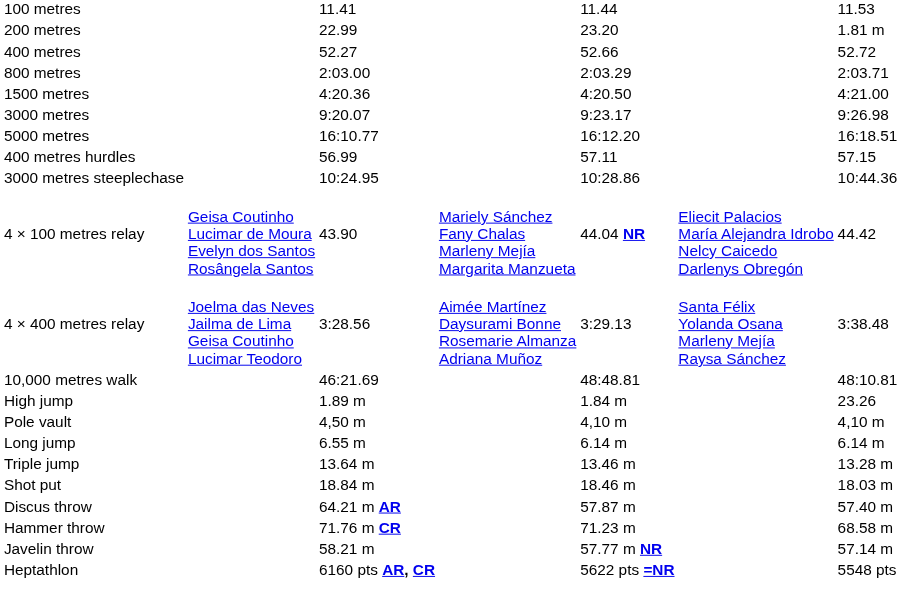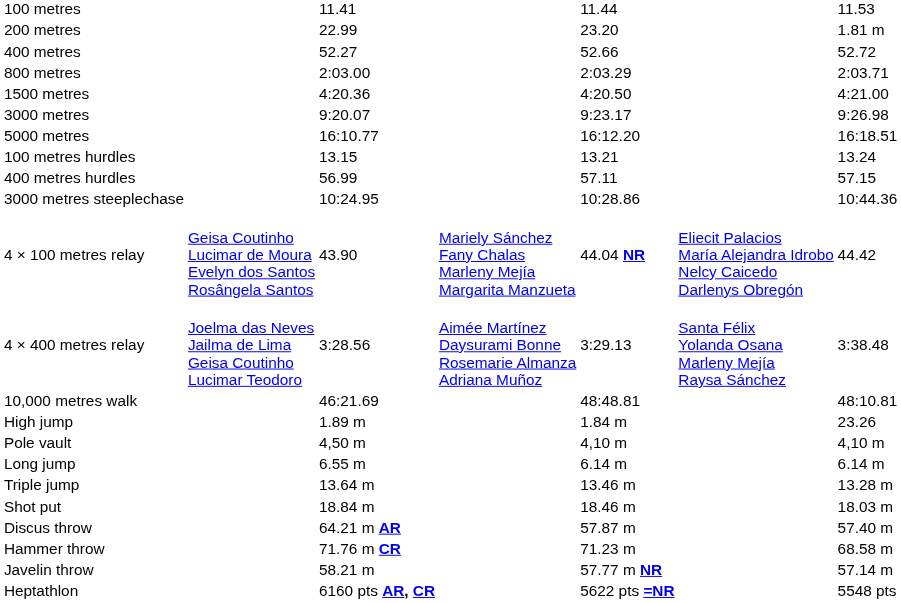+ row: (70, 157)
